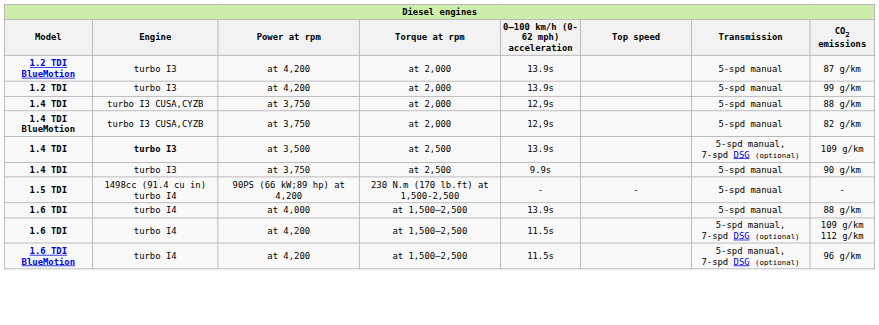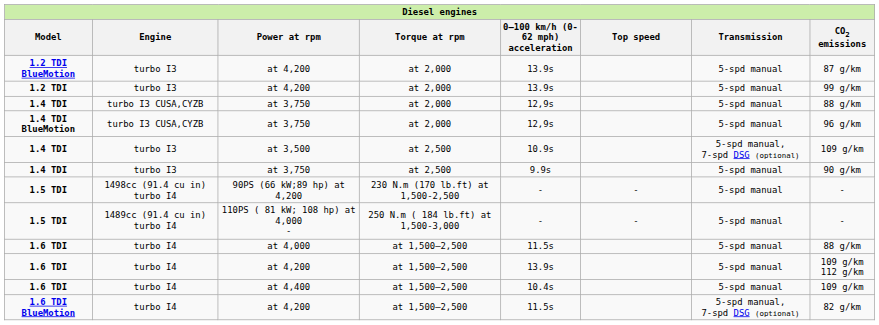(842, 123) 82 g/km -> (842, 123) 96 g/km
(155, 149) bold -> (155, 149) normal
(541, 149) 13.9s -> (541, 149) 10.9s
+ row: (48, 220)
(541, 210) 13.9s -> (541, 246) 11.5s
(541, 230) 11.5s -> (541, 266) 13.9s
(751, 230) 5-spd manual, 7-spd DSG (optional) -> (751, 266) 5-spd manual
+ row: (48, 287)
(842, 256) 96 g/km -> (842, 307) 82 g/km
